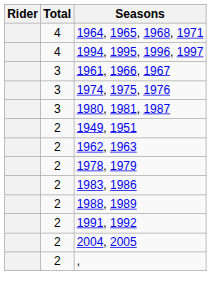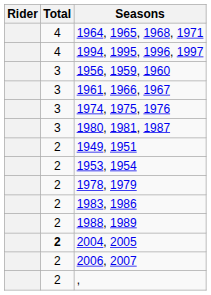+ row: (123, 71)
+ row: (107, 166)
- row: (107, 147)
- row: (107, 223)
(57, 242) normal -> (57, 242) bold
+ row: (107, 261)
